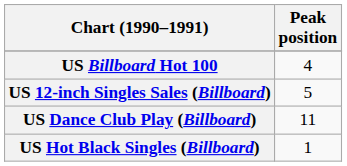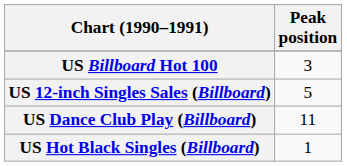(308, 65) 4 -> (308, 65) 3
